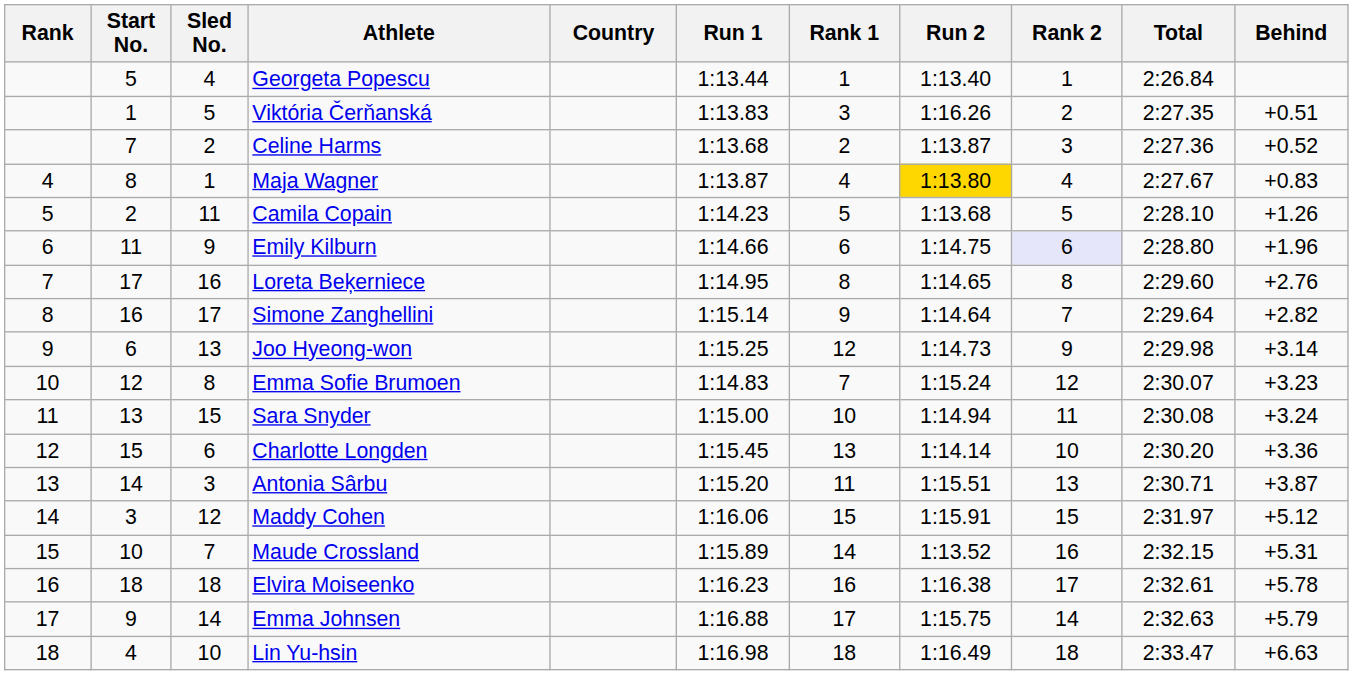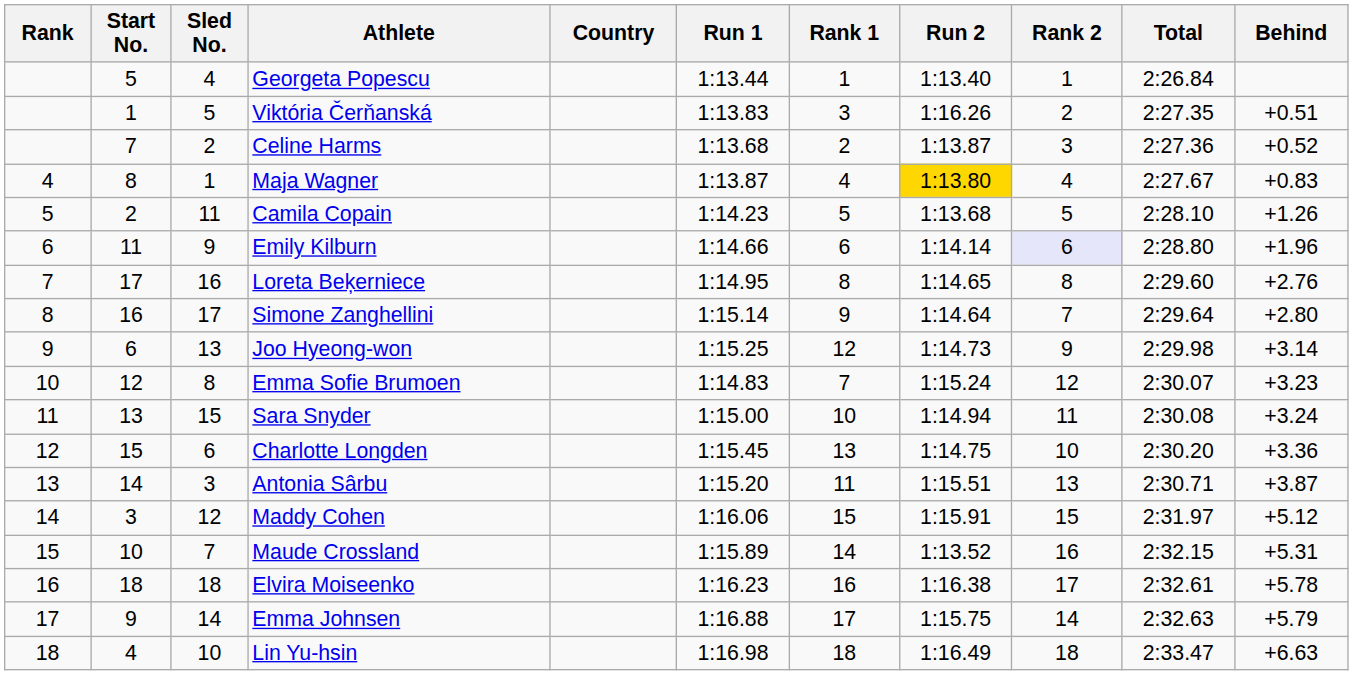(956, 247) 1:14.75 -> (956, 247) 1:14.14
(1291, 315) +2.82 -> (1291, 315) +2.80
(956, 450) 1:14.14 -> (956, 450) 1:14.75
